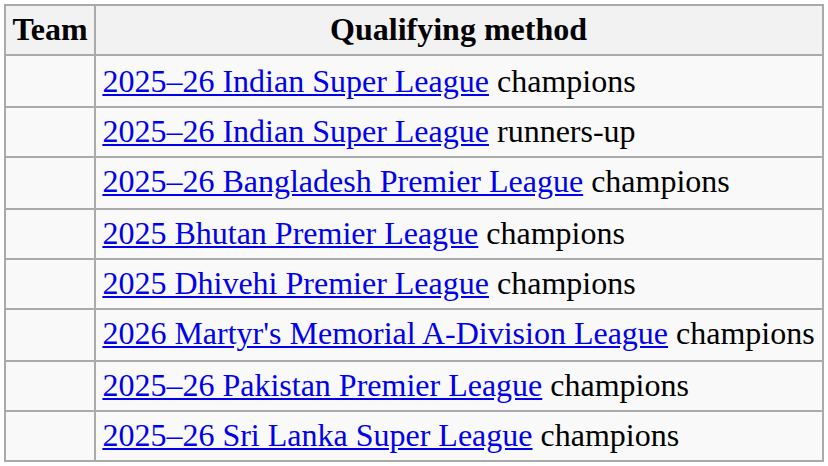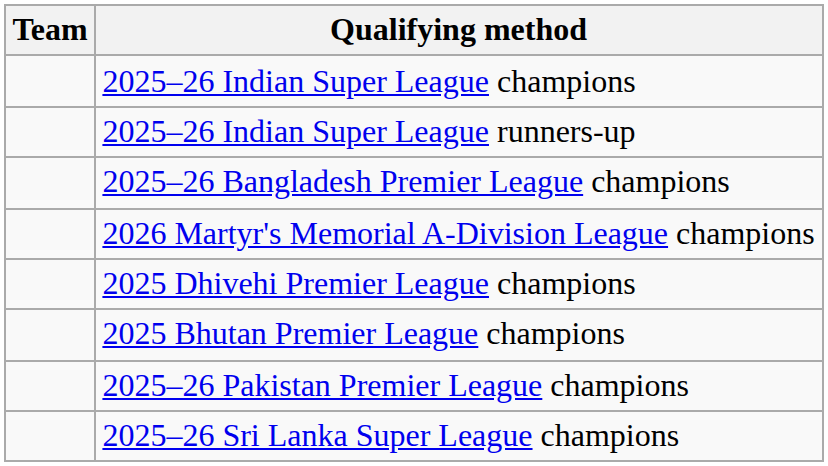rows swapped: (364, 232) <-> (459, 334)
